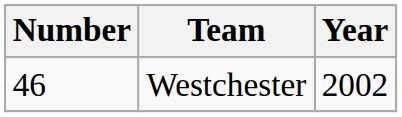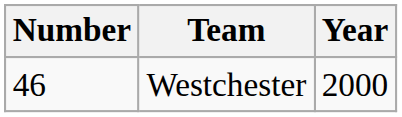(355, 83) 2002 -> (355, 83) 2000
